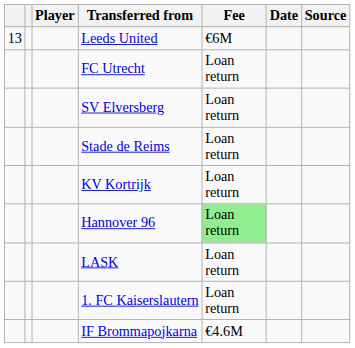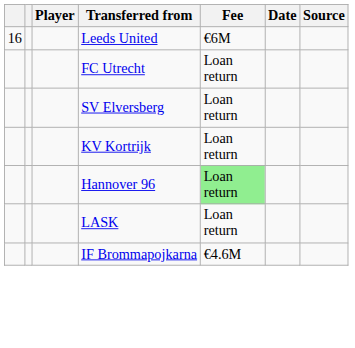(15, 38) 13 -> (15, 38) 16
- row: (125, 146)
- row: (140, 300)
